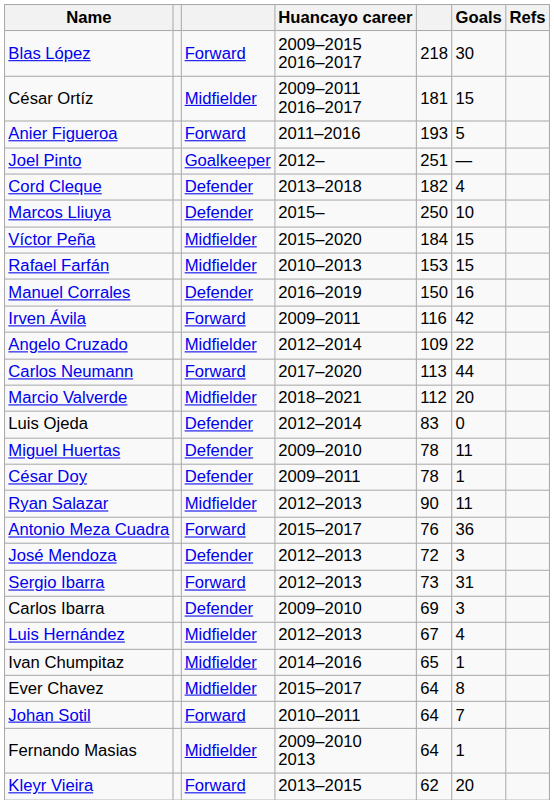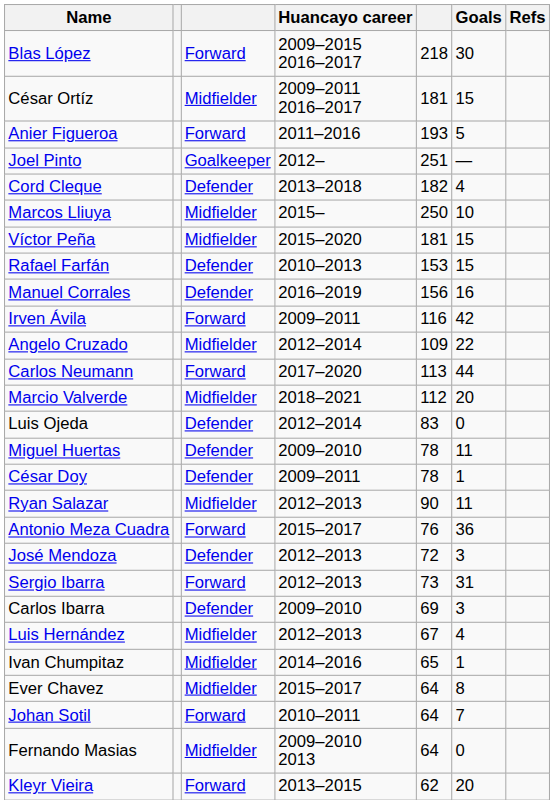(219, 213) Defender -> (221, 213) Midfielder
(434, 239) 184 -> (434, 239) 181
(221, 266) Midfielder -> (219, 266) Defender
(434, 292) 150 -> (434, 292) 156
(460, 750) 1 -> (460, 750) 0
